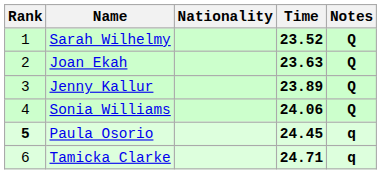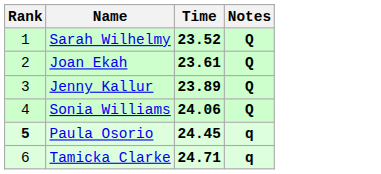- column: (225, 16)
(301, 63) 23.63 -> (199, 63) 23.61
